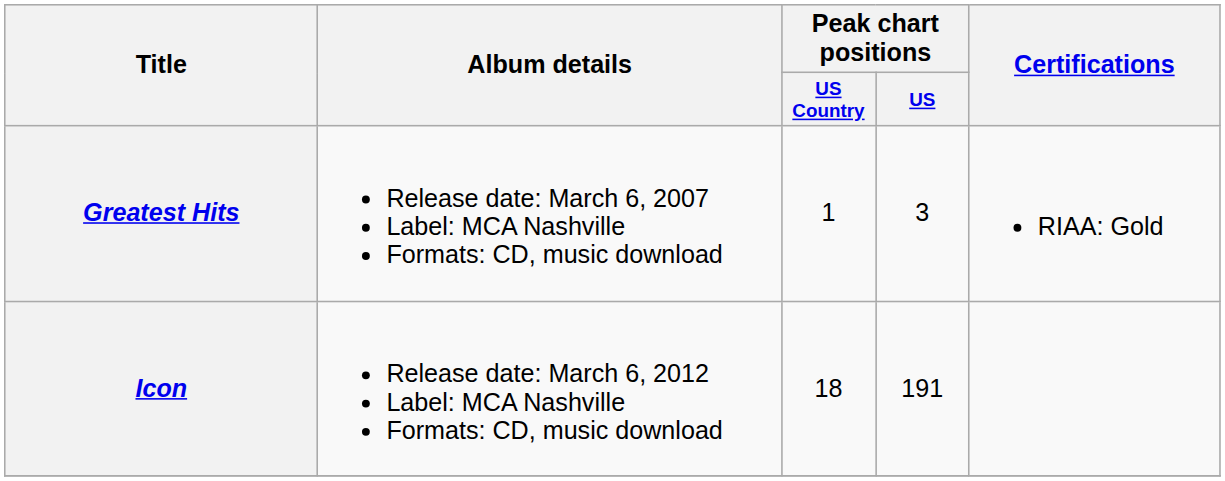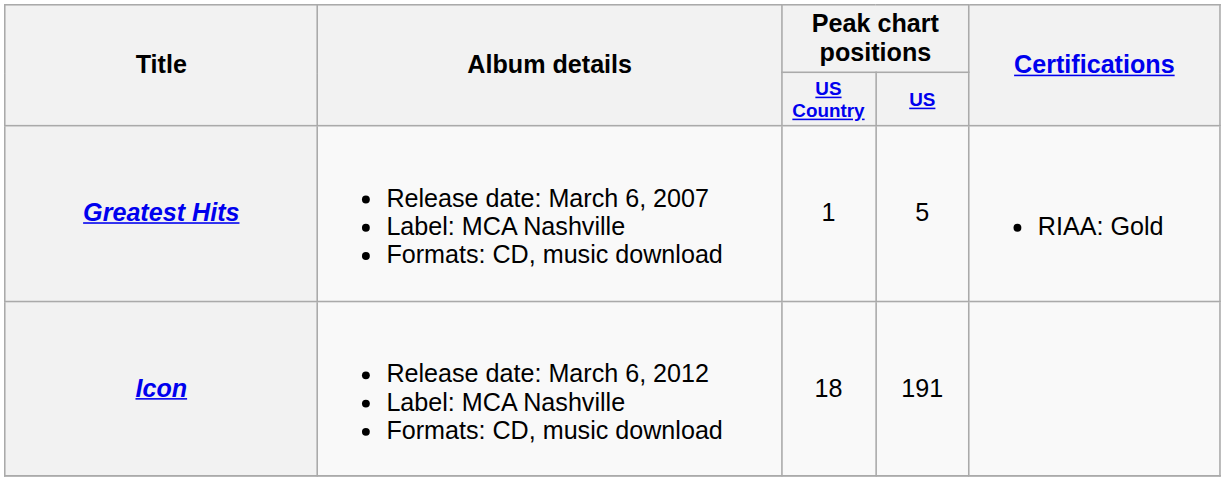(922, 213) 3 -> (922, 213) 5
